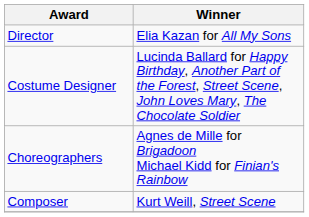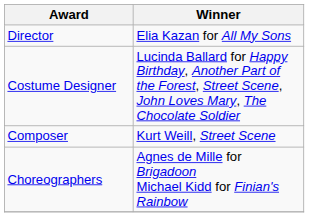rows swapped: (55, 158) <-> (38, 201)
